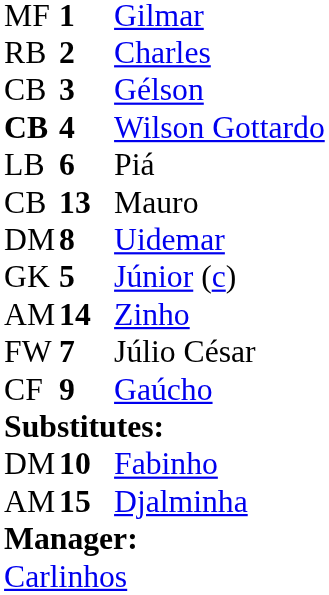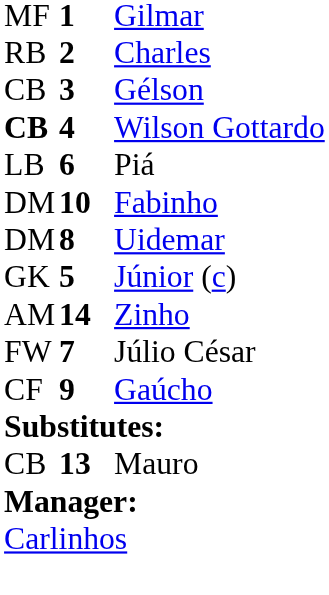rows swapped: (166, 463) <-> (156, 202)
- row: (181, 501)
